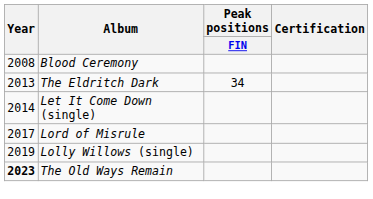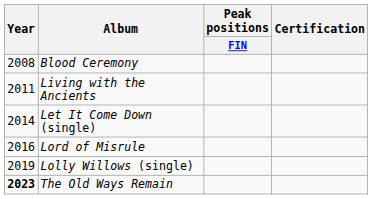+ row: (93, 89)
- row: (100, 82)
(21, 133) 2017 -> (21, 147) 2016
